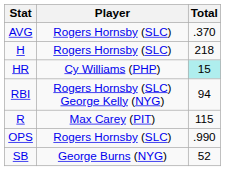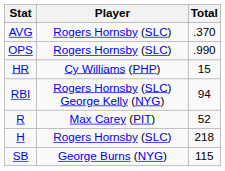rows swapped: (21, 138) <-> (21, 50)
(204, 69) paleturquoise background -> (204, 69) no background
(204, 119) 115 -> (204, 119) 52
(204, 156) 52 -> (204, 156) 115
